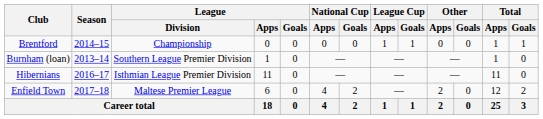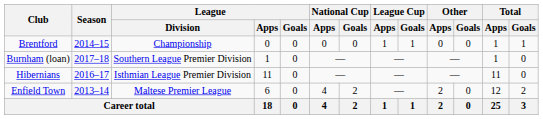(92, 59) 2013–14 -> (92, 59) 2017–18
(92, 91) 2017–18 -> (92, 91) 2013–14
